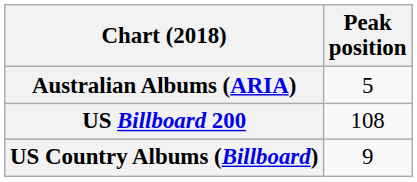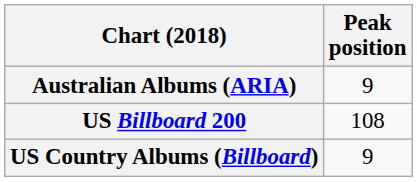(368, 84) 5 -> (368, 84) 9
